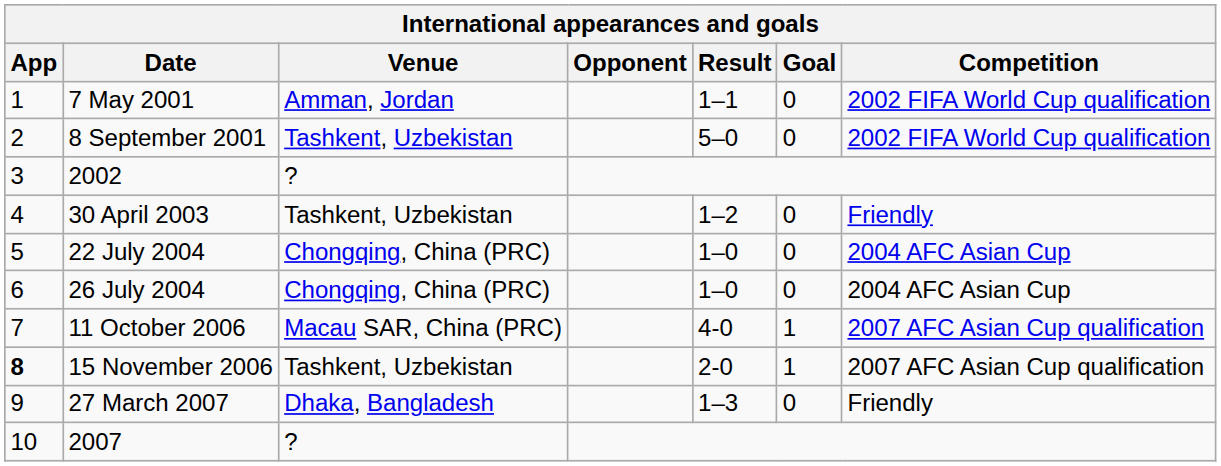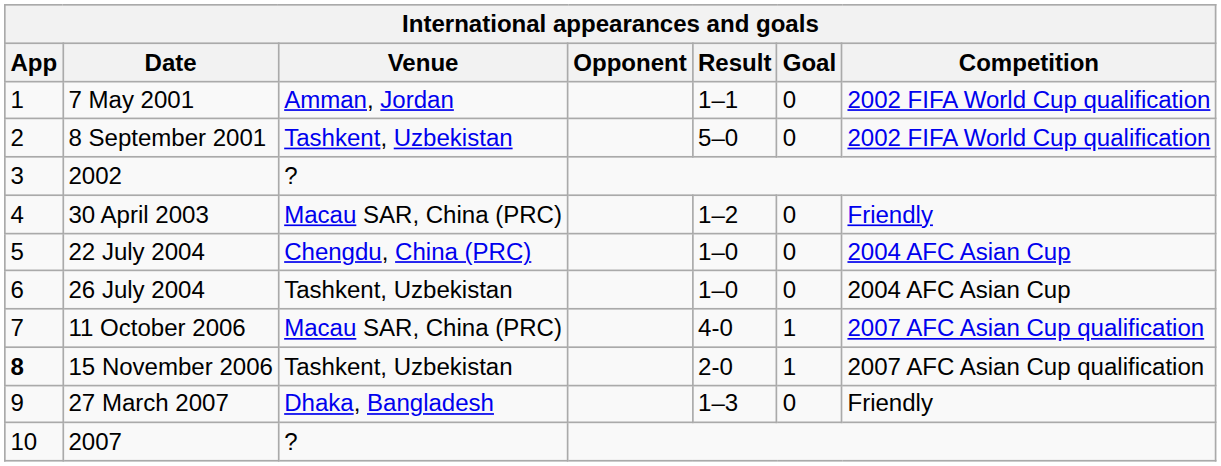(398, 214) Tashkent, Uzbekistan -> (423, 214) Macau SAR, China (PRC)
(417, 252) Chongqing, China (PRC) -> (408, 252) Chengdu, China (PRC)
(417, 290) Chongqing, China (PRC) -> (398, 290) Tashkent, Uzbekistan
